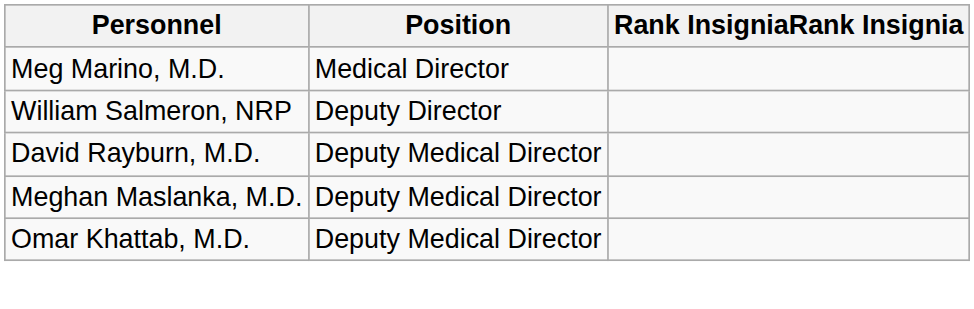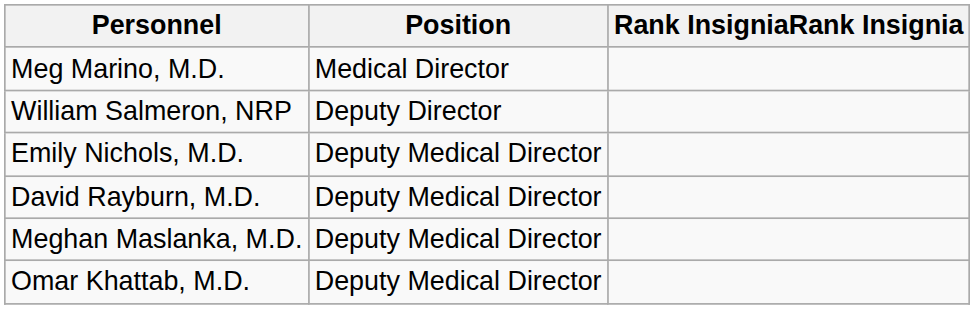+ row: (128, 153)
